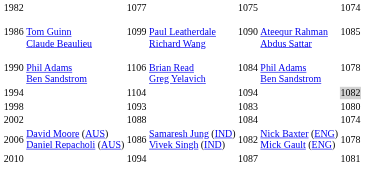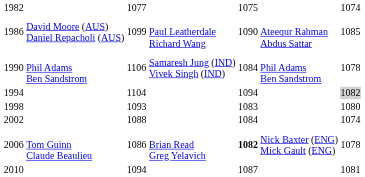(59, 38) Tom Guinn Claude Beaulieu -> (75, 32) David Moore (AUS) Daniel Repacholi (AUS)
(177, 73) Brian Read Greg Yelavich -> (192, 68) Samaresh Jung (IND) Vivek Singh (IND)
(75, 139) David Moore (AUS) Daniel Repacholi (AUS) -> (59, 150) Tom Guinn Claude Beaulieu
(192, 139) Samaresh Jung (IND) Vivek Singh (IND) -> (177, 150) Brian Read Greg Yelavich
(248, 139) normal -> (248, 145) bold
